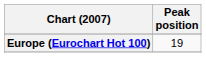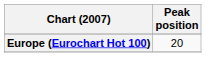(177, 43) 19 -> (177, 43) 20
